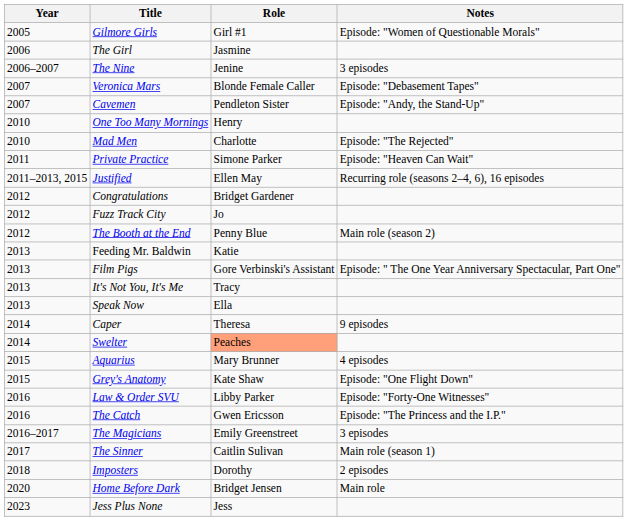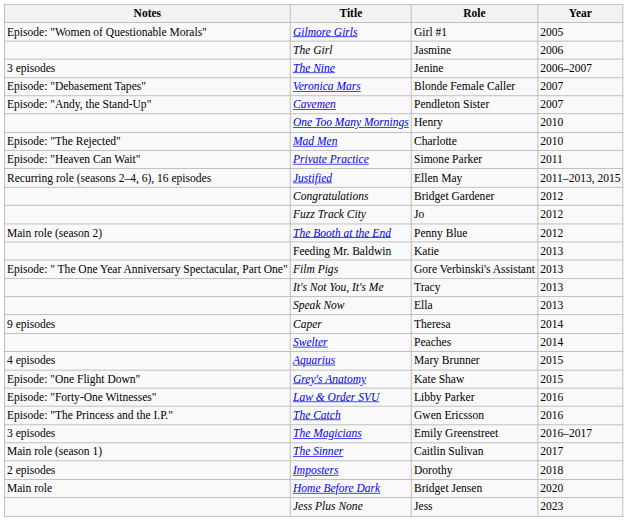columns swapped: (47, 13) <-> (480, 13)
(232, 342) lightsalmon background -> (433, 342) no background
